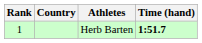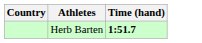- column: (19, 13)
